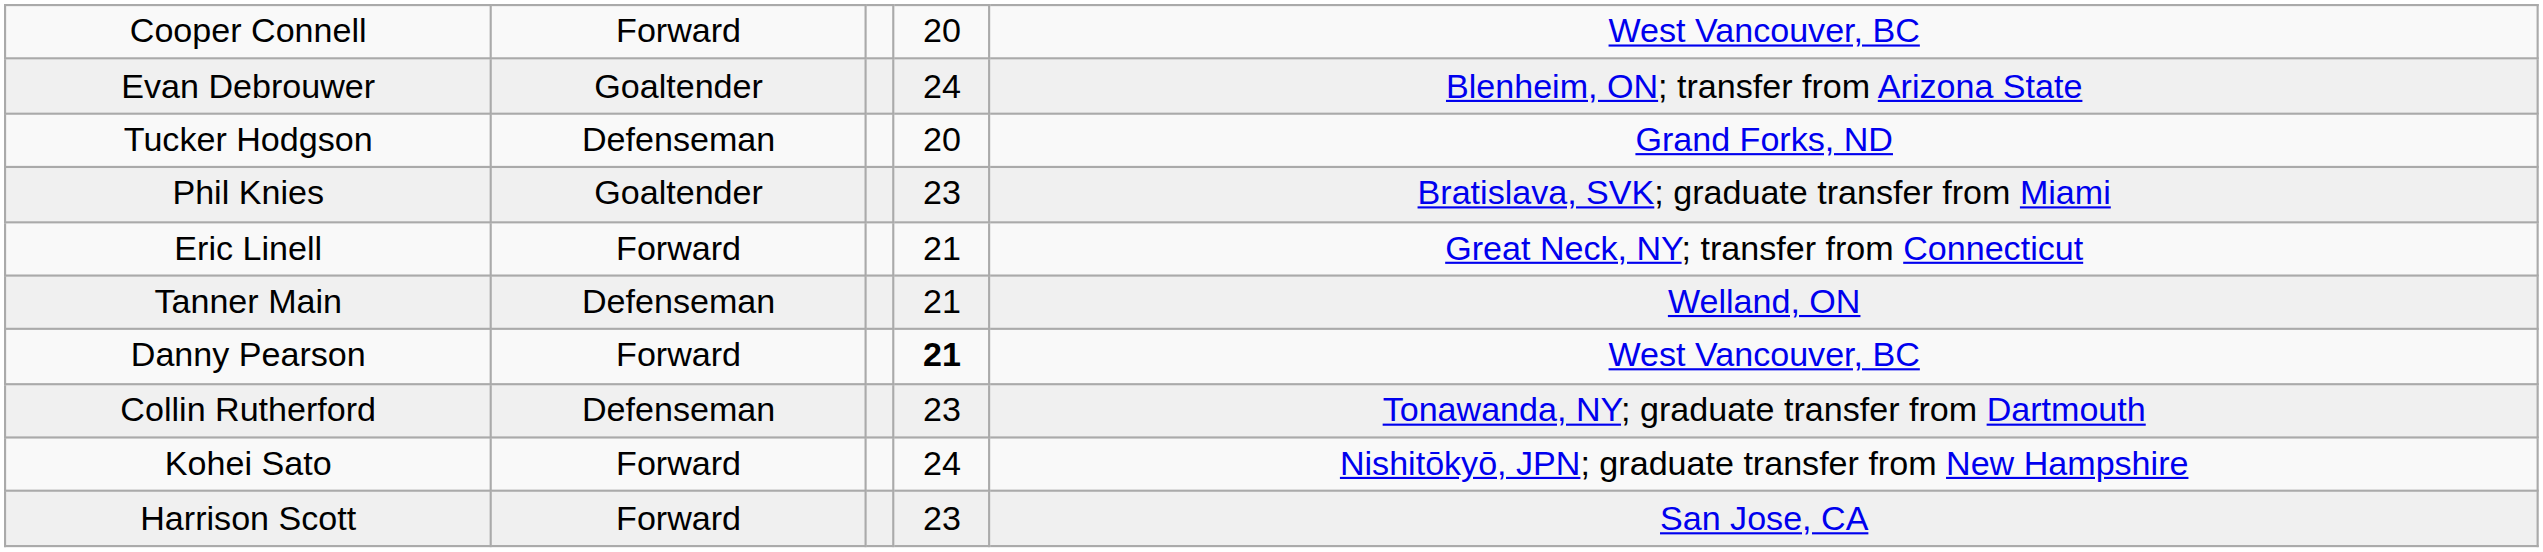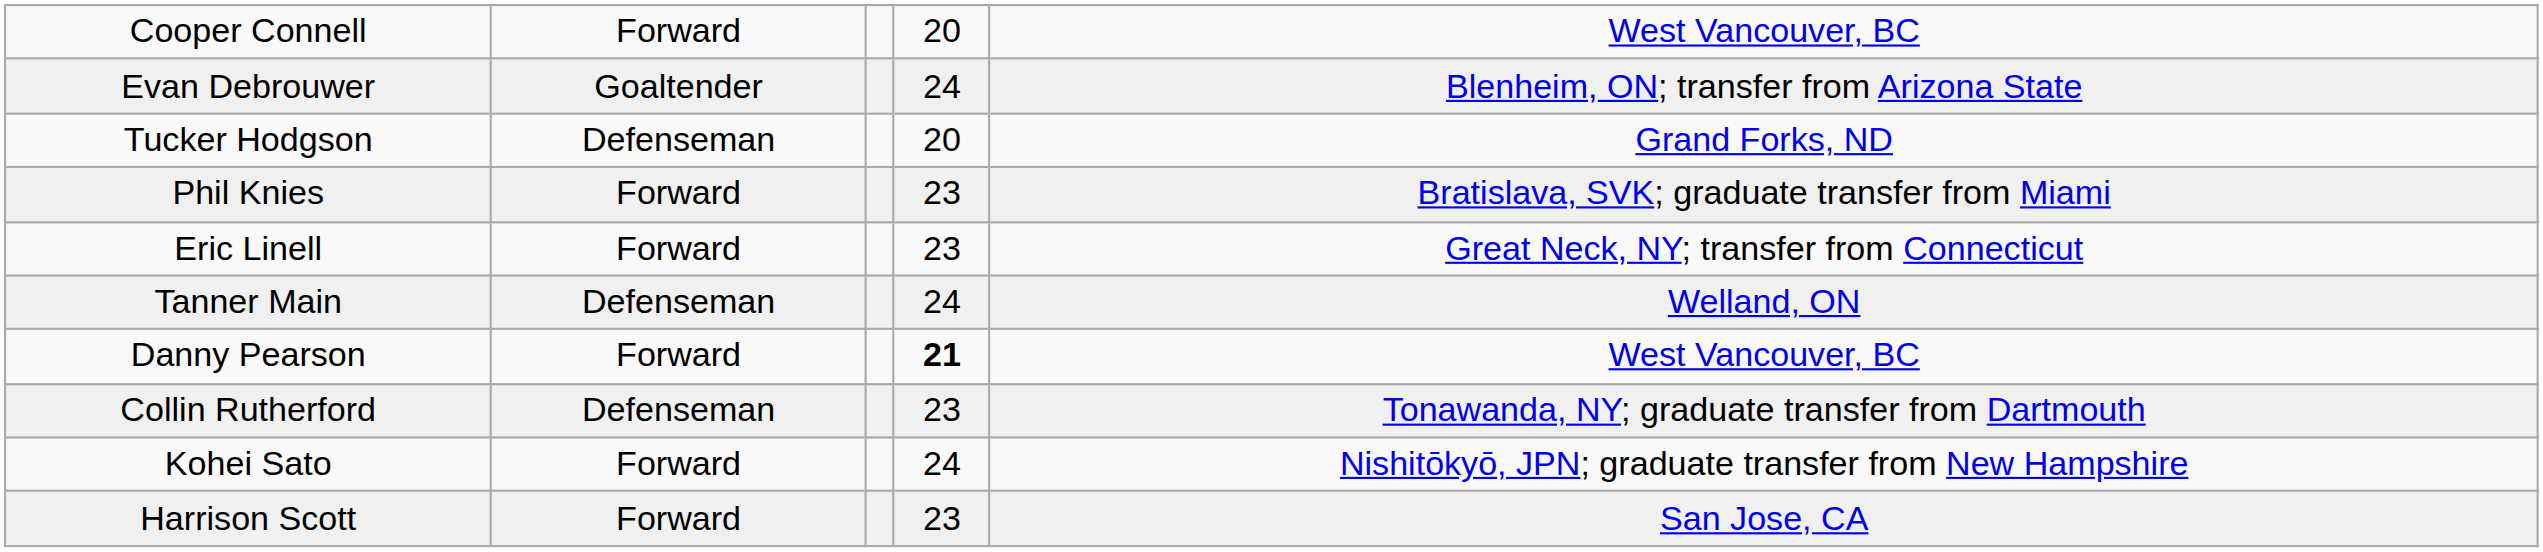(679, 193) Goaltender -> (679, 193) Forward
(942, 247) 21 -> (942, 247) 23
(942, 301) 21 -> (942, 301) 24
